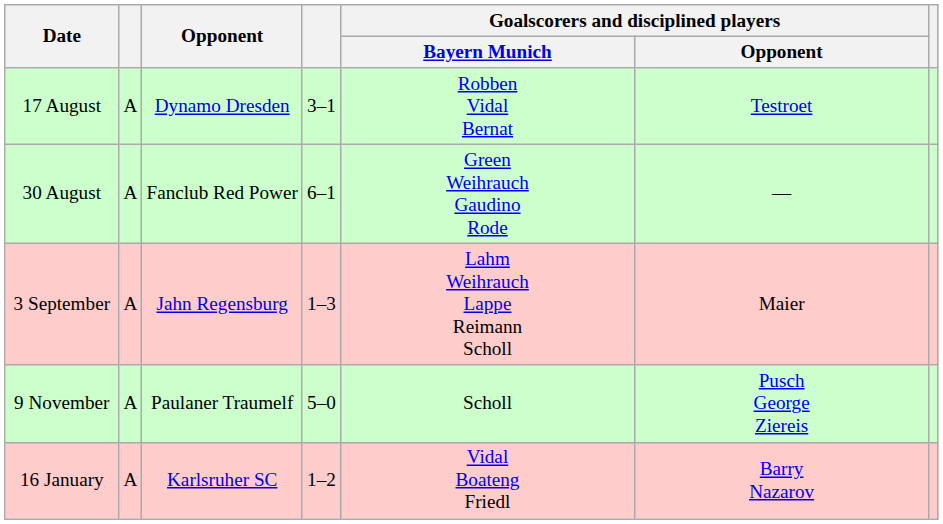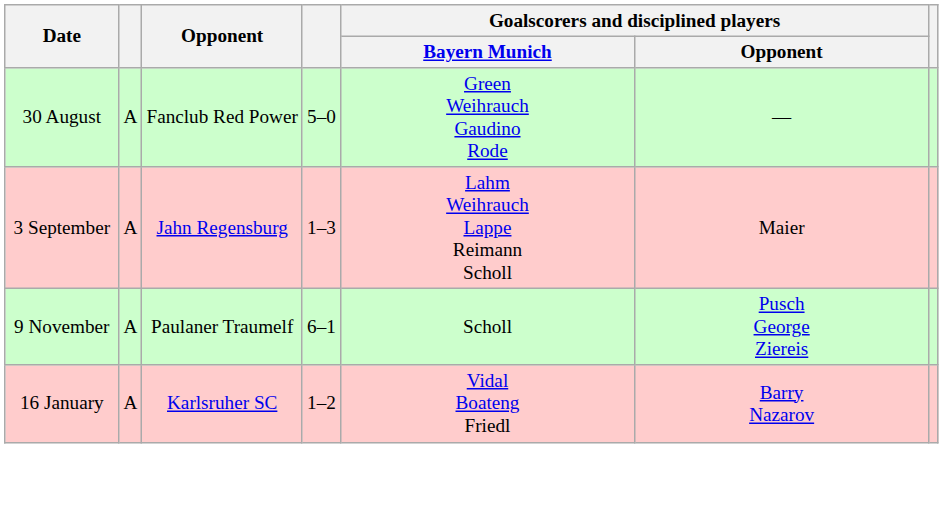- row: (62, 105)
(321, 193) 6–1 -> (321, 117) 5–0
(321, 403) 5–0 -> (321, 326) 6–1
